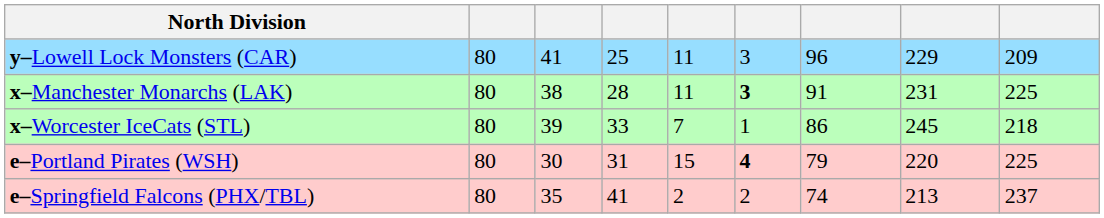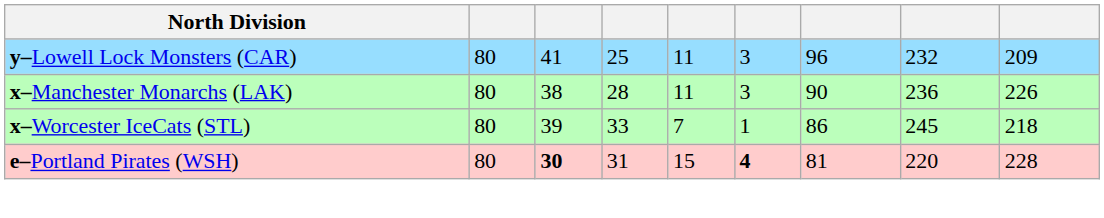(922, 56) 229 -> (922, 56) 232
(745, 91) bold -> (745, 91) normal
(817, 91) 91 -> (817, 91) 90
(922, 91) 231 -> (922, 91) 236
(1021, 91) 225 -> (1021, 91) 226
(551, 160) normal -> (551, 160) bold
(817, 160) 79 -> (817, 160) 81
(1021, 160) 225 -> (1021, 160) 228
- row: (162, 195)
